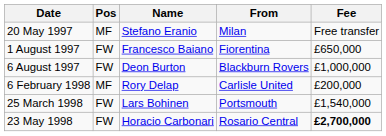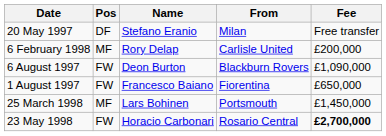(104, 31) MF -> (103, 31) DF
rows swapped: (43, 49) <-> (49, 85)
(342, 67) £1,000,000 -> (342, 67) £1,090,000
(104, 103) FW -> (104, 103) MF
(342, 103) £1,540,000 -> (342, 103) £1,450,000
